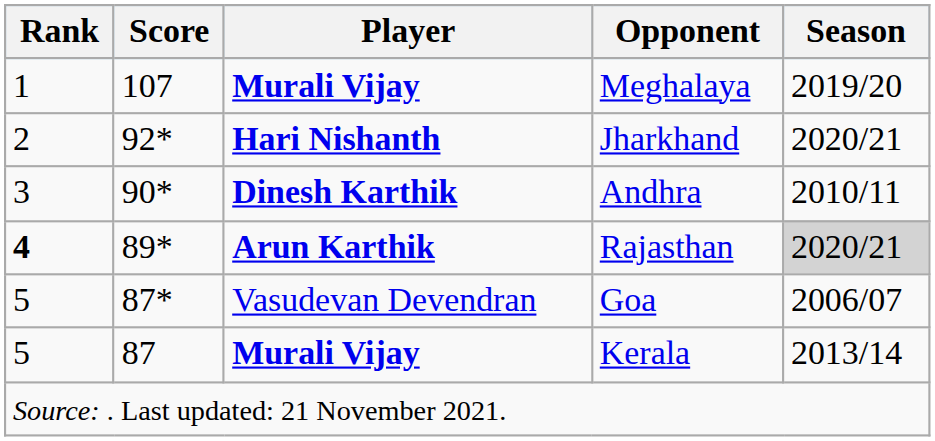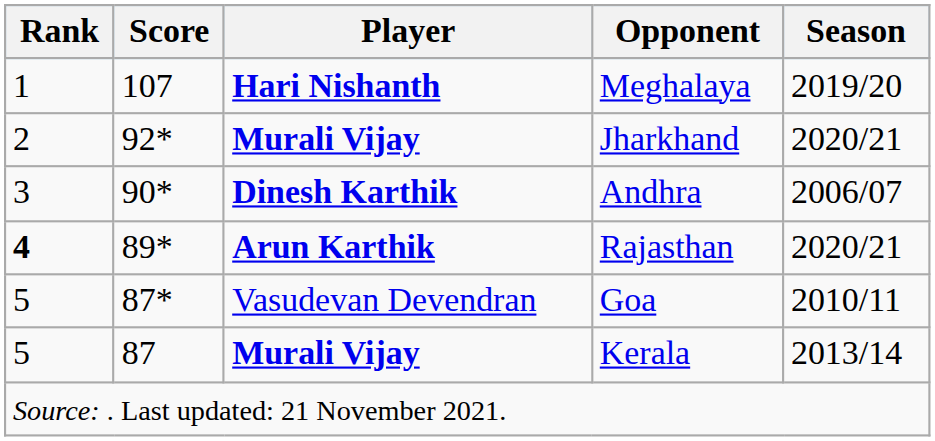(326, 85) Murali Vijay -> (336, 85) Hari Nishanth
(336, 138) Hari Nishanth -> (326, 138) Murali Vijay
(846, 192) 2010/11 -> (847, 192) 2006/07
(847, 246) lightgrey background -> (847, 246) no background
(847, 300) 2006/07 -> (846, 300) 2010/11
